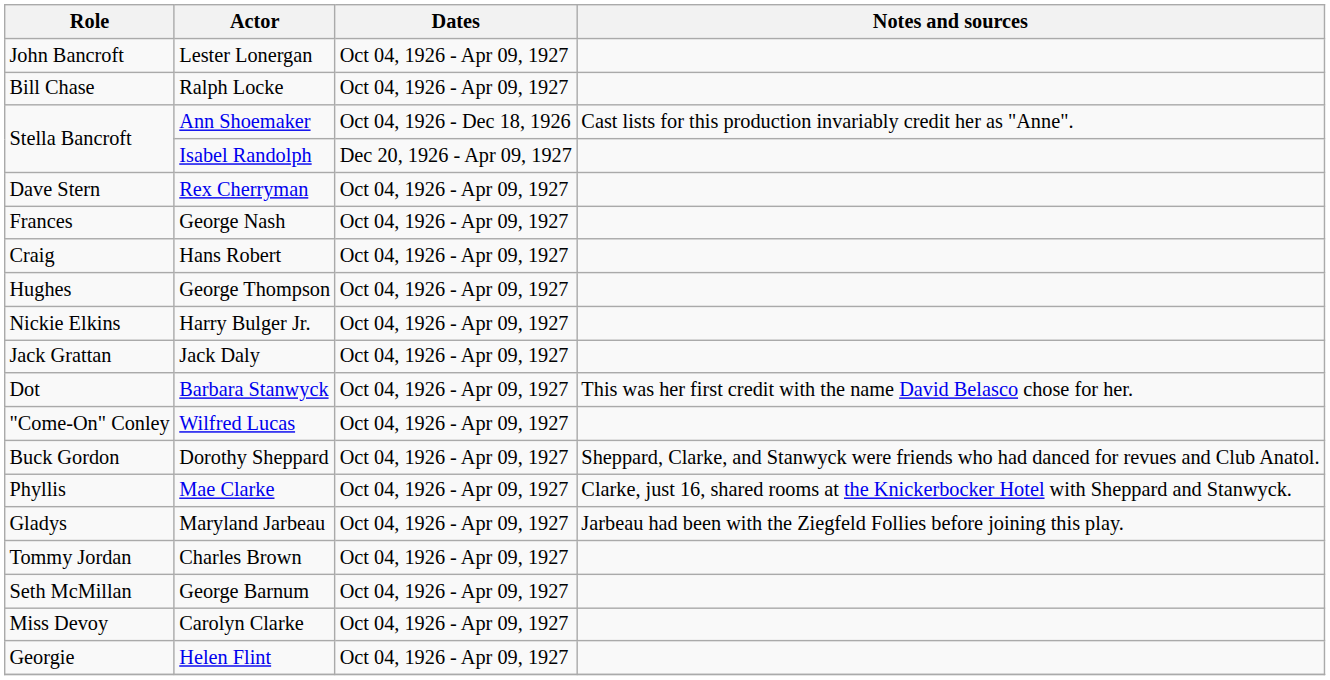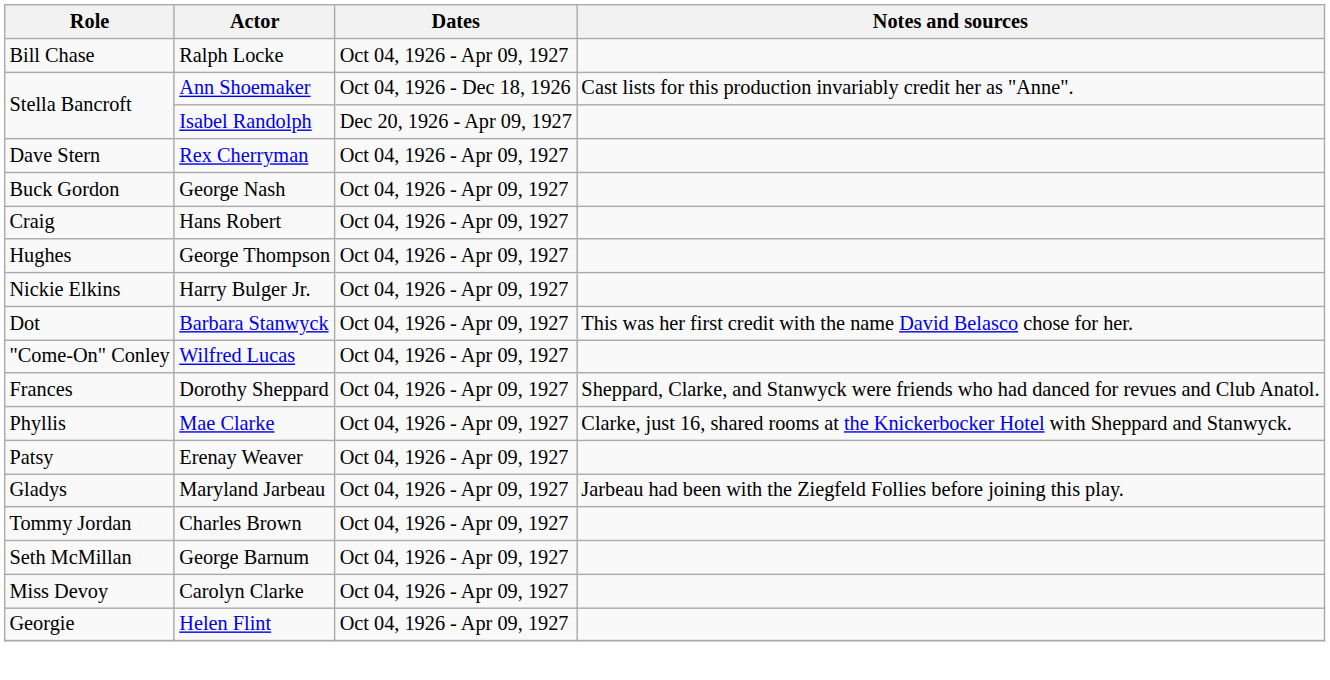- row: (246, 55)
(41, 222) Frances -> (64, 189) Buck Gordon
- row: (220, 356)
(64, 456) Buck Gordon -> (41, 389) Frances
+ row: (241, 456)
